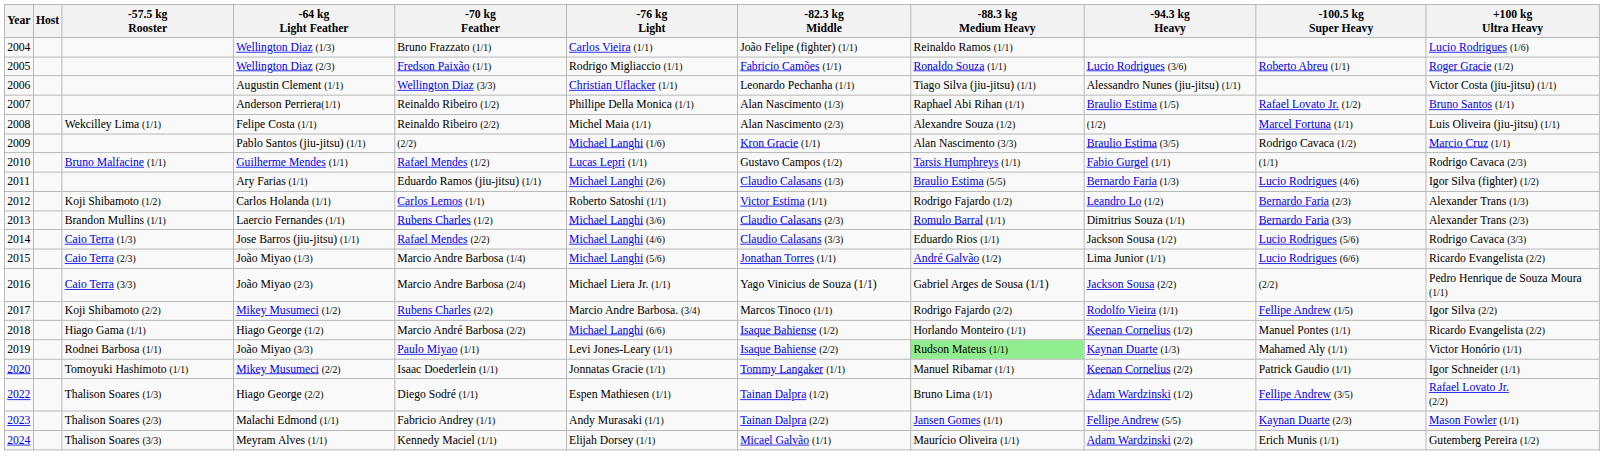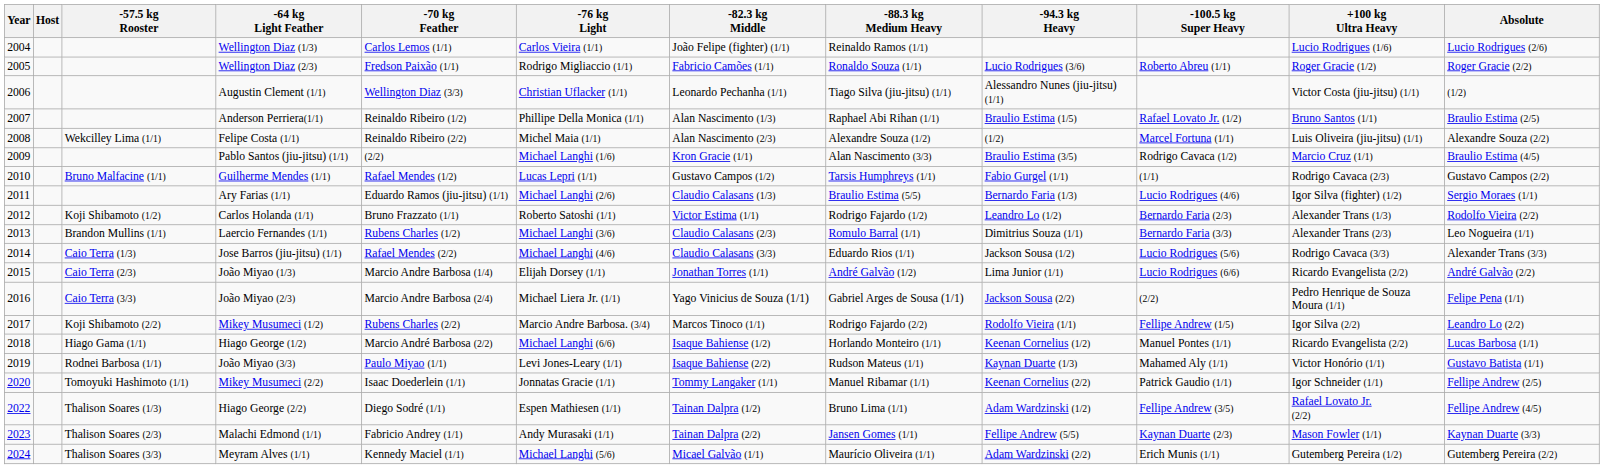+ column: (1522, 21)
(444, 47) Bruno Frazzato (1/1) -> (408, 47) Carlos Lemos (1/1)
(441, 201) Carlos Lemos (1/1) -> (412, 215) Bruno Frazzato (1/1)
(617, 259) Michael Langhi (5/6) -> (562, 272) Elijah Dorsey (1/1)
(961, 349) lightgreen background -> (876, 363) no background
(612, 440) Elijah Dorsey (1/1) -> (567, 454) Michael Langhi (5/6)
